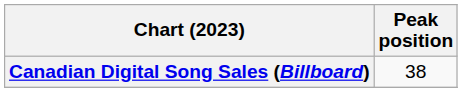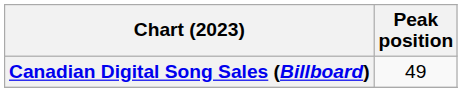(416, 71) 38 -> (416, 71) 49
